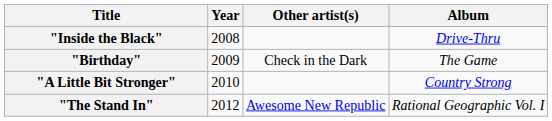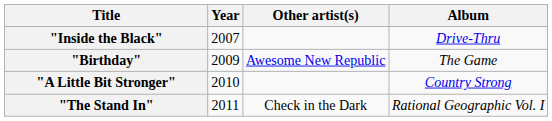(225, 37) 2008 -> (225, 37) 2007
(316, 60) Check in the Dark -> (316, 60) Awesome New Republic
(225, 104) 2012 -> (225, 104) 2011
(316, 104) Awesome New Republic -> (316, 104) Check in the Dark
